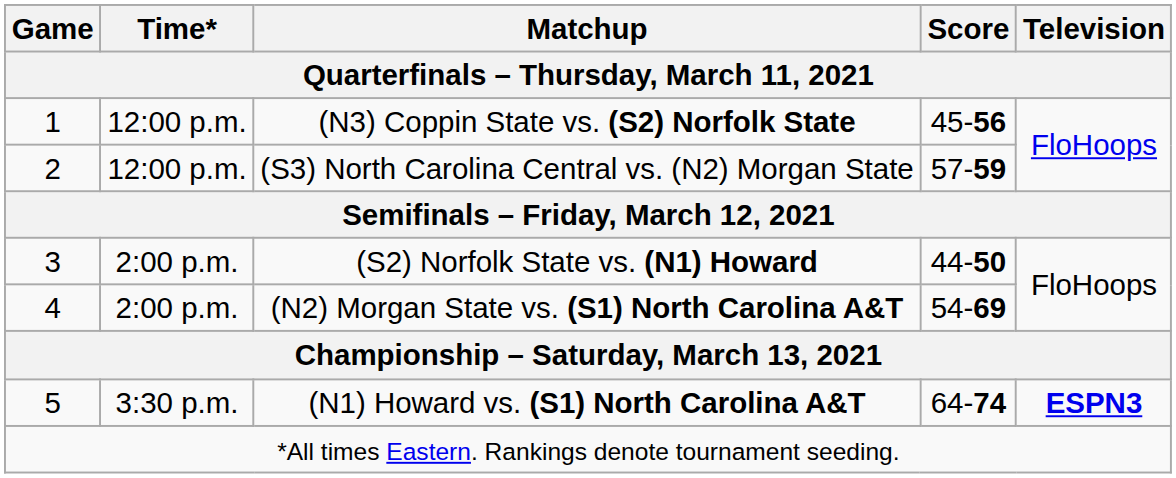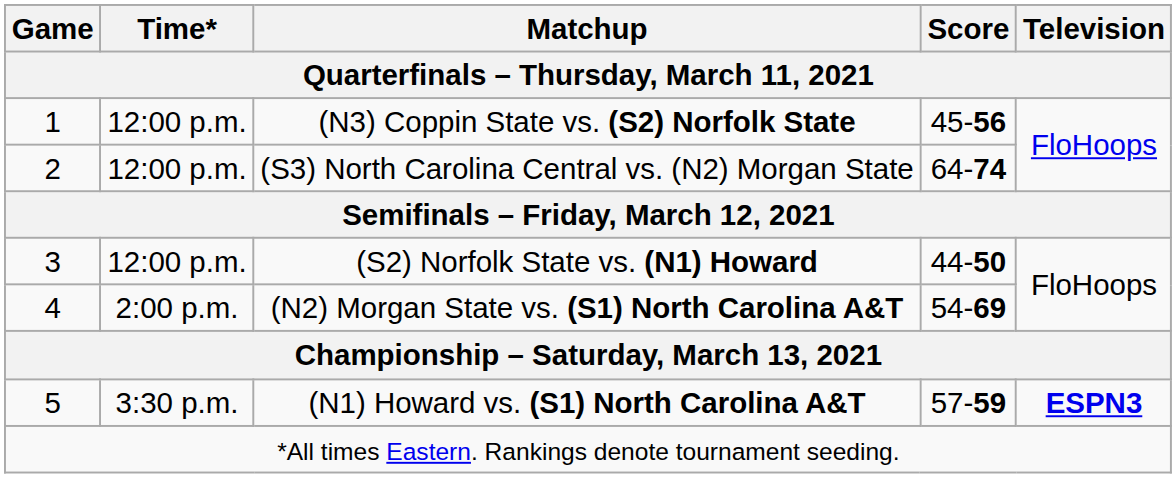(968, 169) 57-59 -> (968, 169) 64-74
(177, 262) 2:00 p.m. -> (177, 262) 12:00 p.m.
(968, 402) 64-74 -> (968, 402) 57-59
